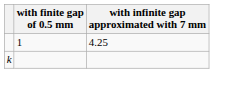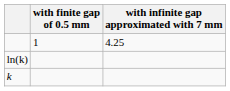+ row: (17, 59)
